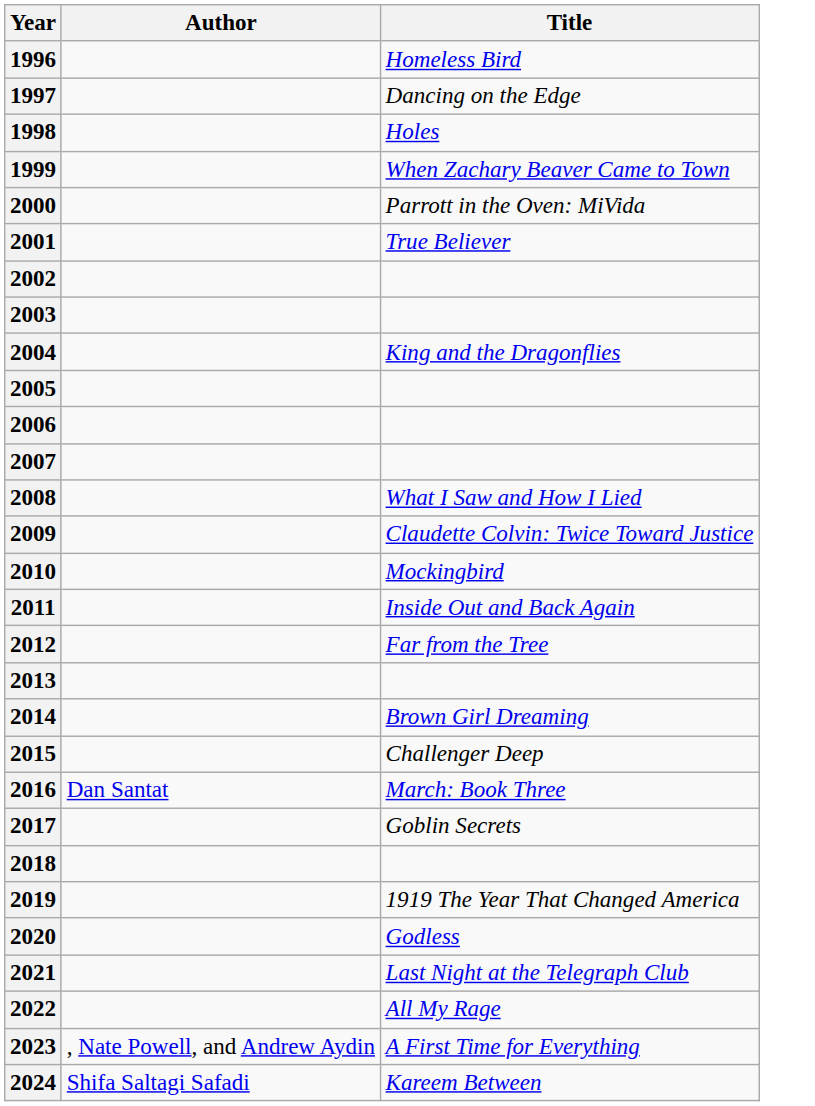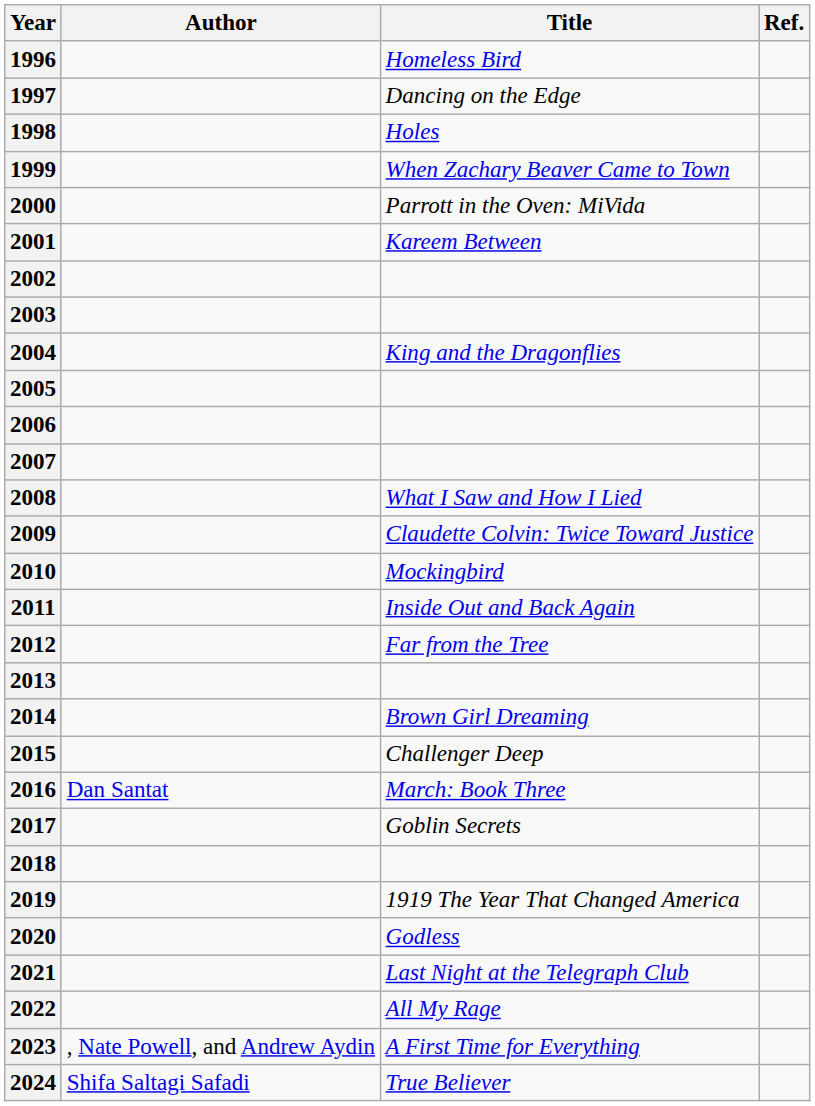+ column: (784, 22)
(448, 242) True Believer -> (464, 242) Kareem Between
(464, 1082) Kareem Between -> (448, 1082) True Believer
